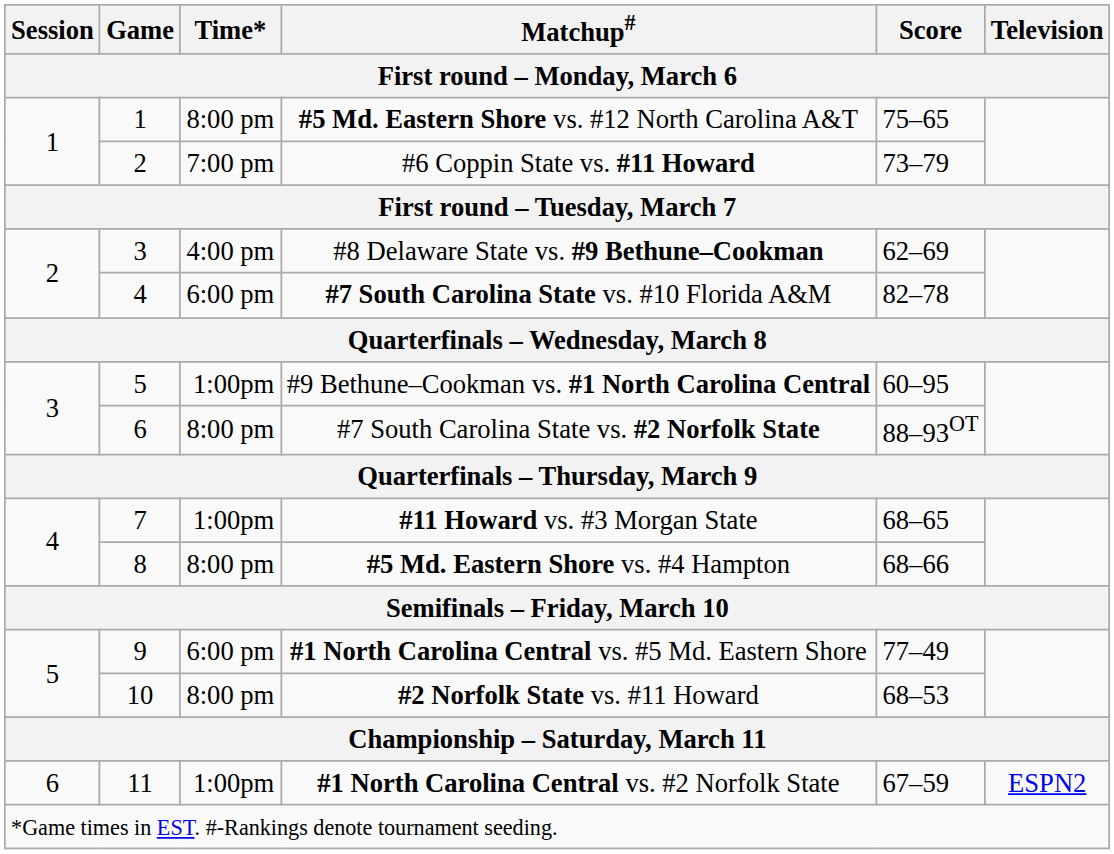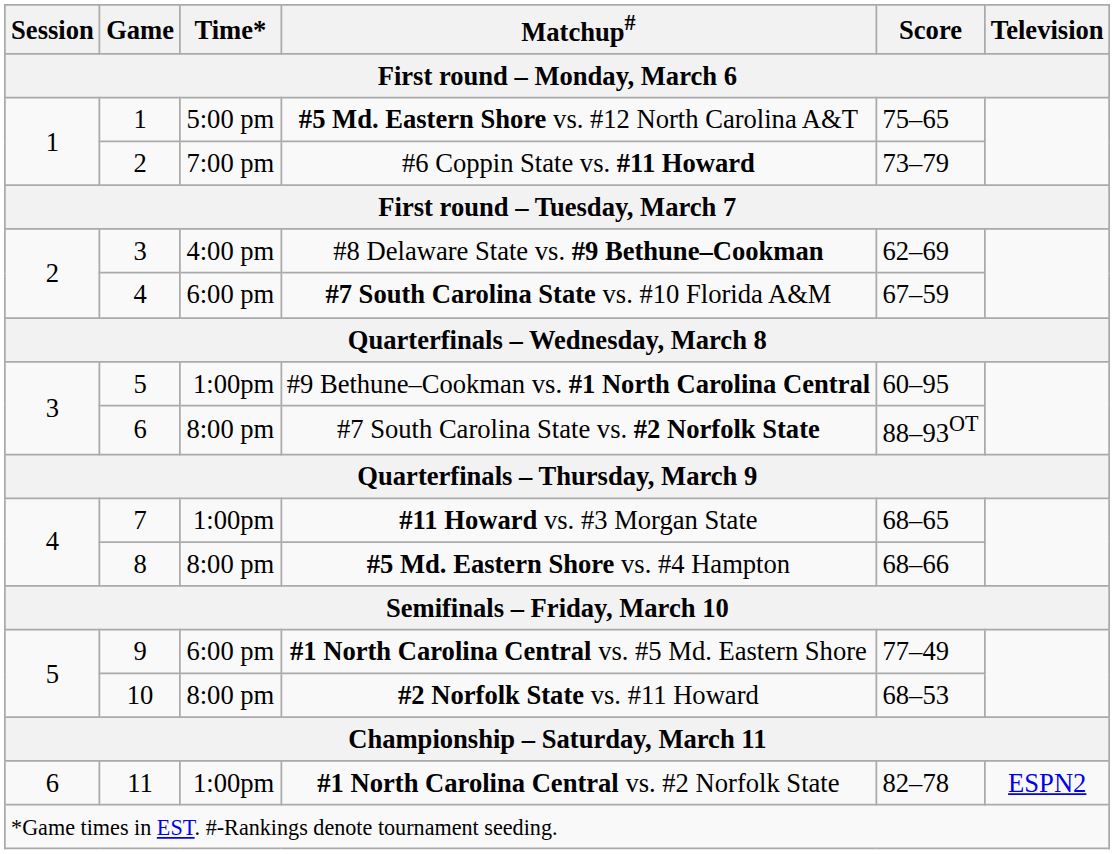(230, 119) 8:00 pm -> (230, 119) 5:00 pm
(916, 295) 82–78 -> (916, 295) 67–59
(916, 782) 67–59 -> (916, 782) 82–78
